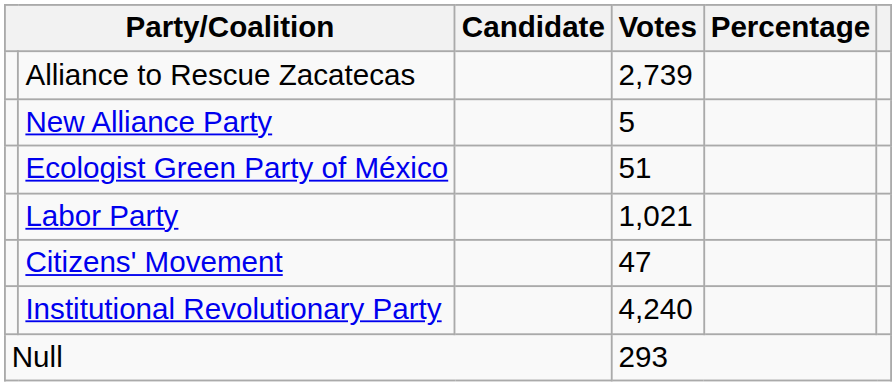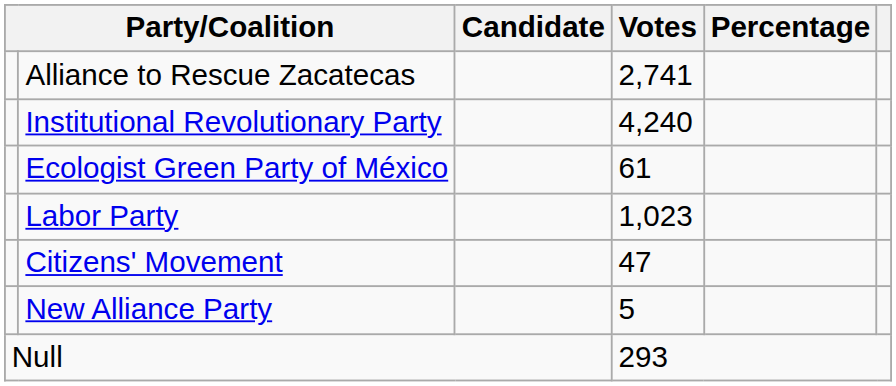(656, 74) 2,739 -> (656, 74) 2,741
rows swapped: (234, 309) <-> (149, 121)
(635, 168) 51 -> (635, 168) 61
(656, 215) 1,021 -> (656, 215) 1,023
